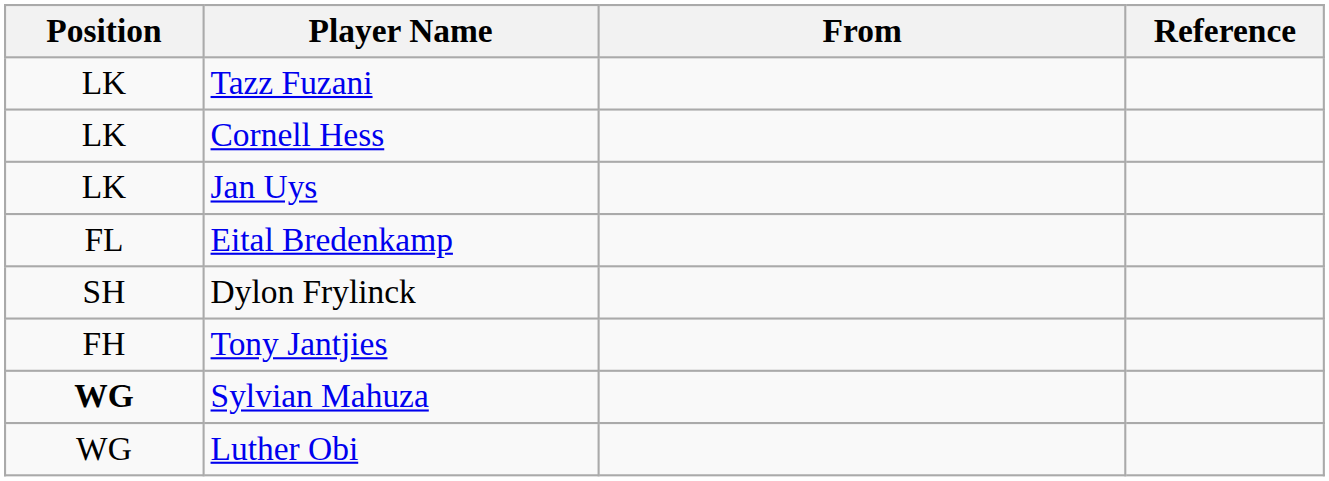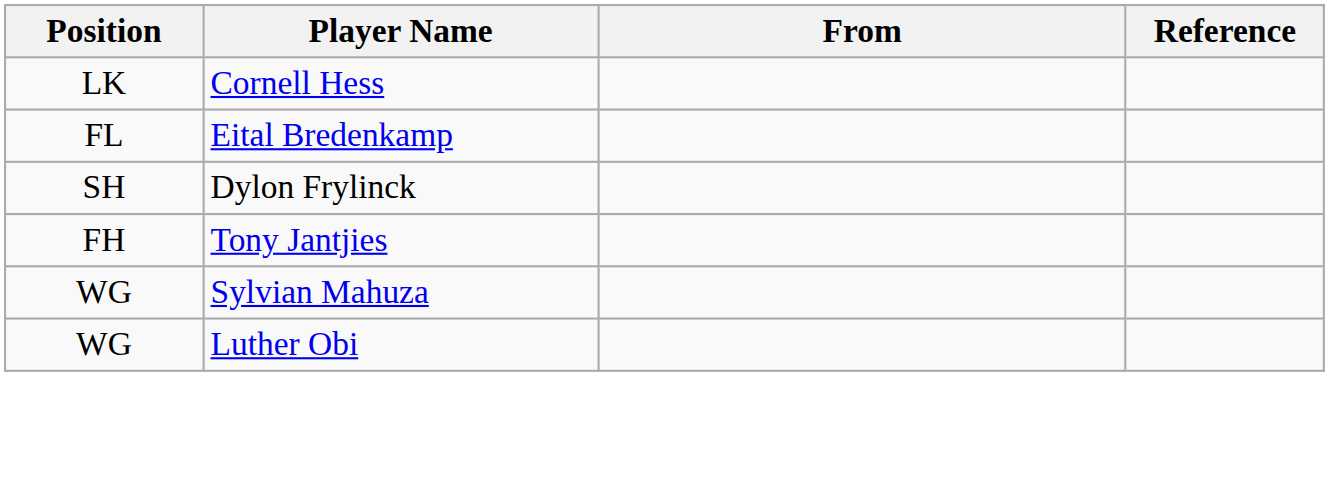- row: (292, 83)
- row: (264, 187)
(104, 396) bold -> (104, 291) normal
